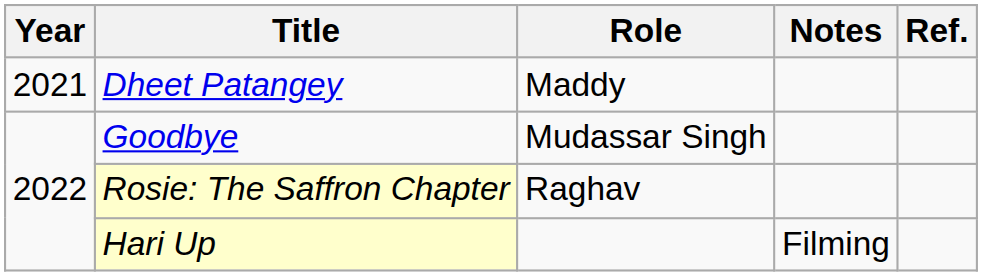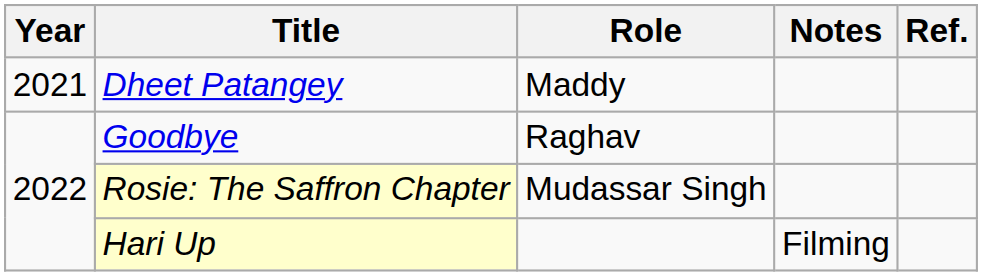(646, 137) Mudassar Singh -> (583, 137) Raghav
(583, 190) Raghav -> (646, 190) Mudassar Singh
